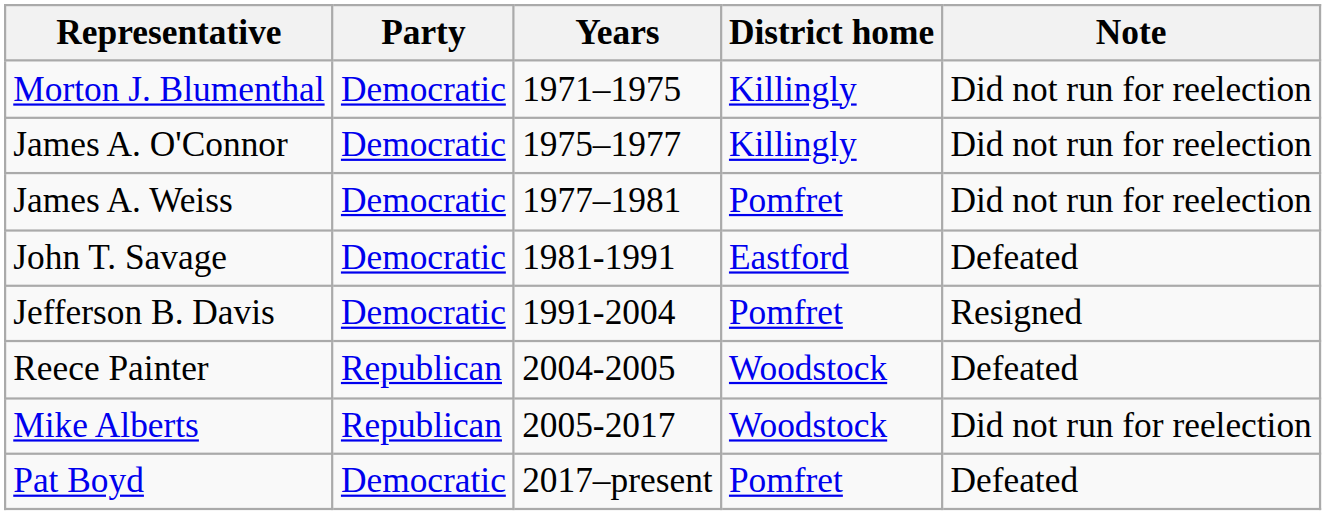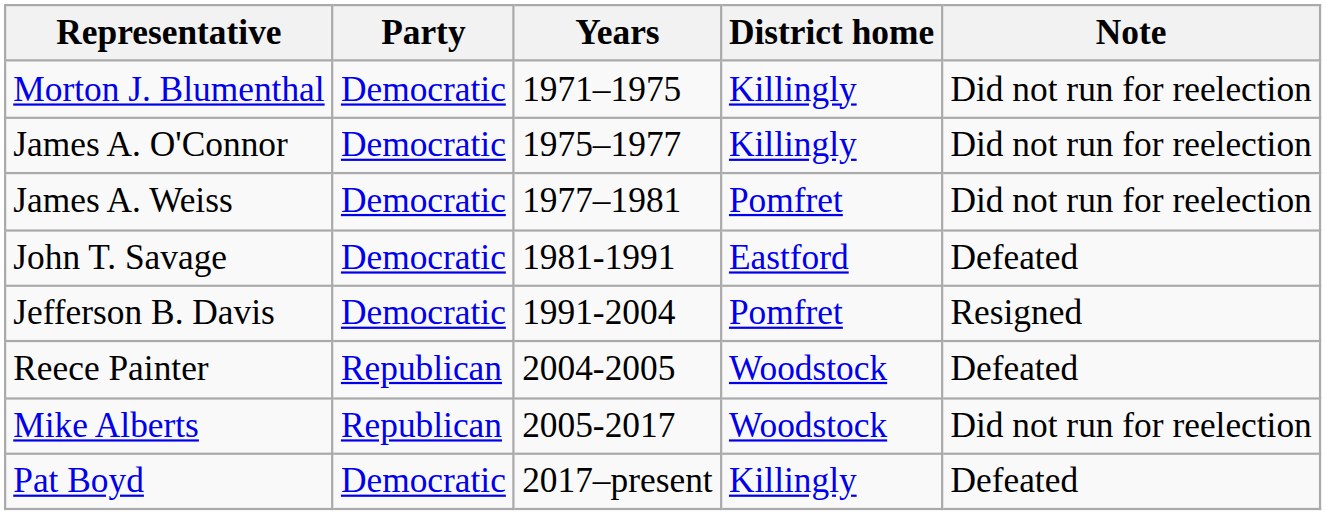(786, 481) Pomfret -> (793, 481) Killingly
